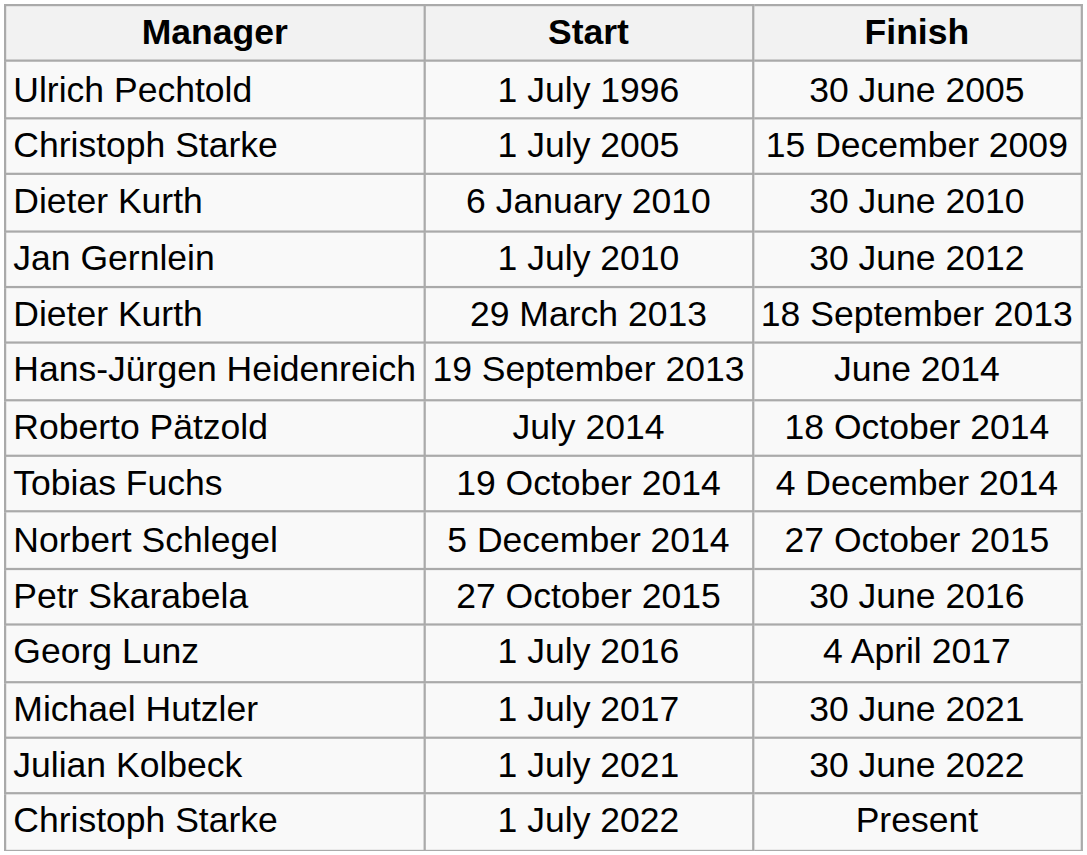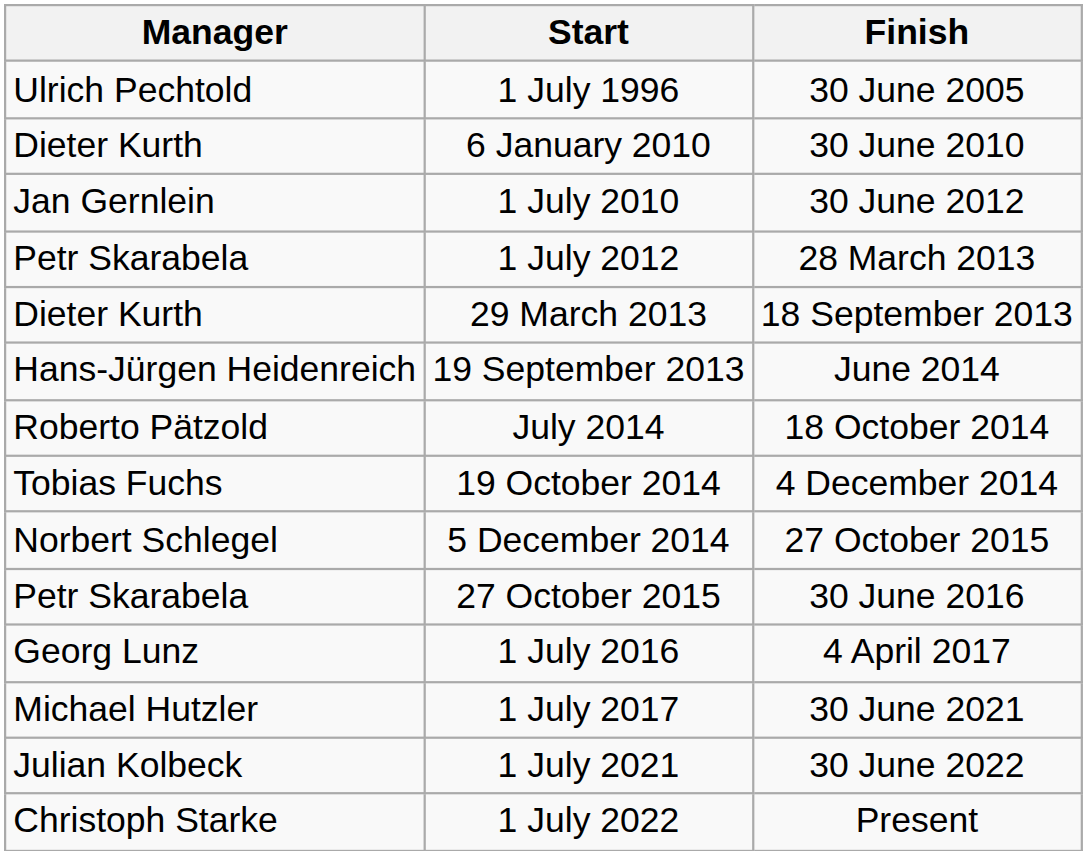- row: (588, 145)
+ row: (588, 257)
